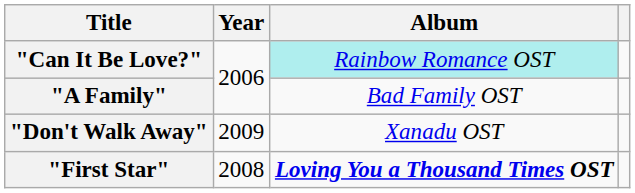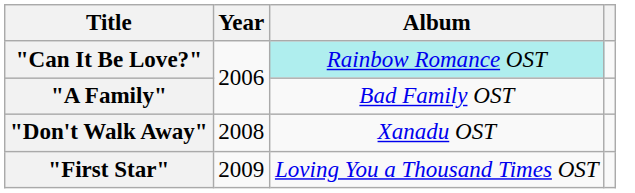(241, 132) 2009 -> (241, 132) 2008
(241, 168) 2008 -> (241, 168) 2009
(444, 168) bold -> (437, 168) normal
